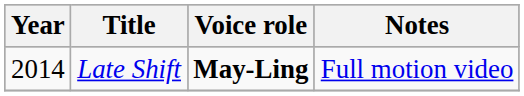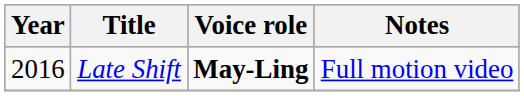(38, 68) 2014 -> (38, 68) 2016
